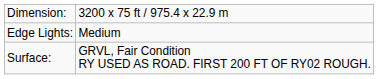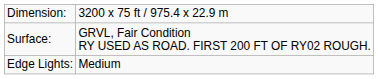rows swapped: (29, 58) <-> (40, 32)
